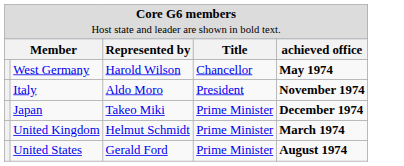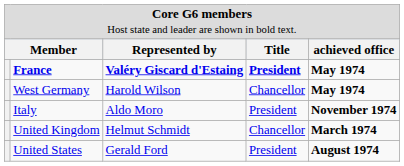+ row: (32, 69)
- row: (28, 110)
(235, 130) Prime Minister -> (277, 130) Chancellor
(235, 150) Prime Minister -> (273, 150) President
